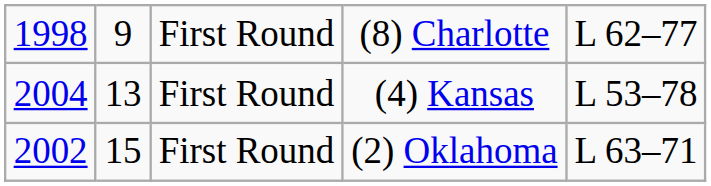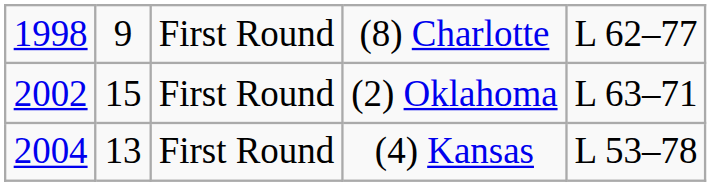rows swapped: (454, 151) <-> (454, 92)
